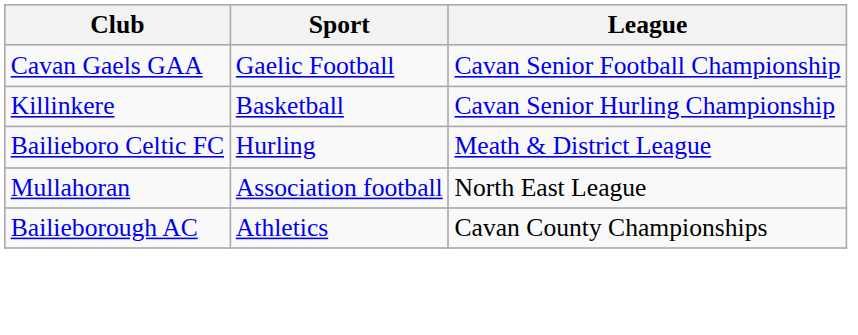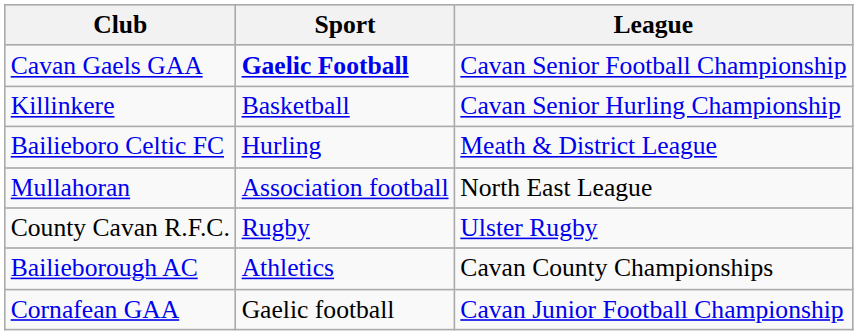(315, 65) normal -> (325, 65) bold
+ row: (120, 227)
+ row: (95, 308)
